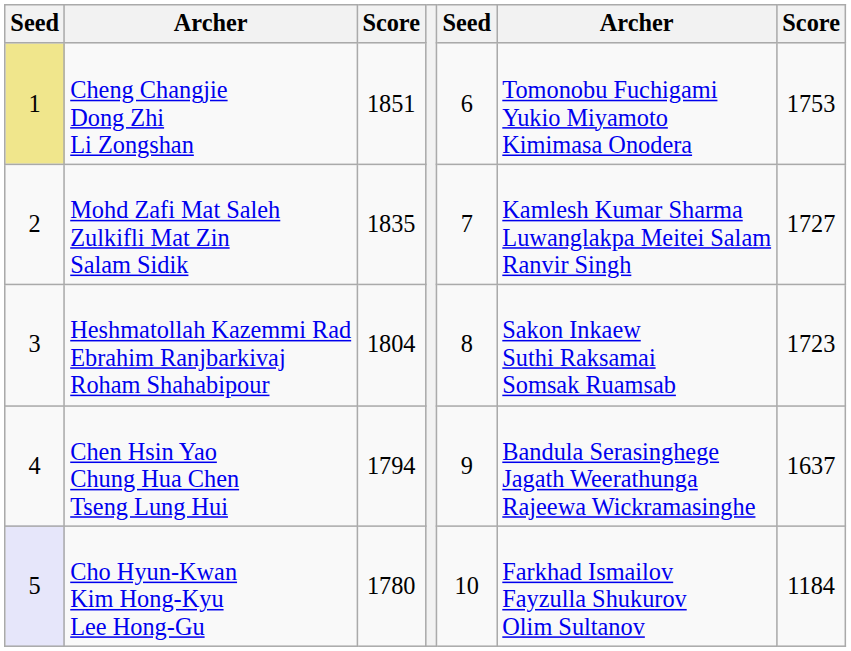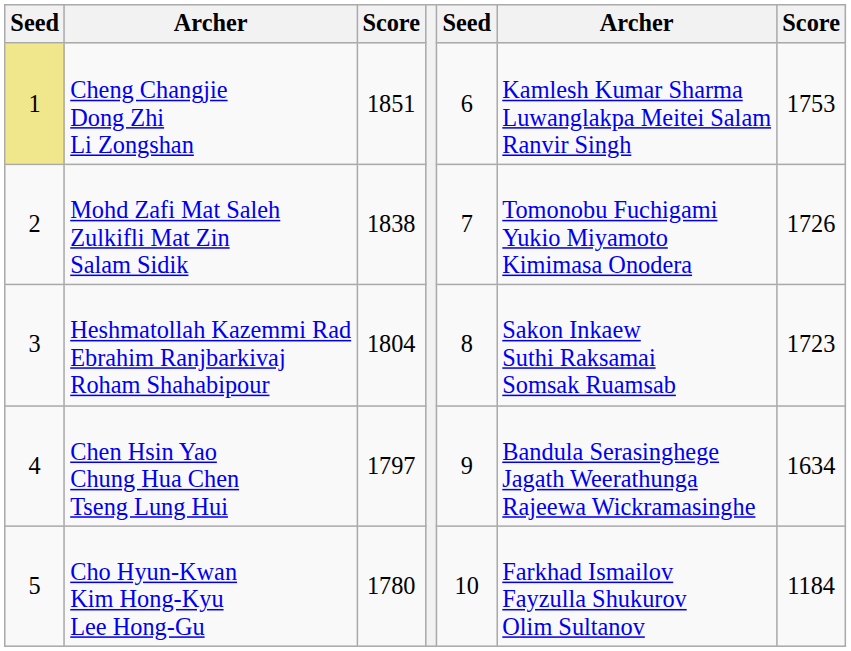(610, 117) Tomonobu Fuchigami Yukio Miyamoto Kimimasa Onodera -> (637, 117) Kamlesh Kumar Sharma Luwanglakpa Meitei Salam Ranvir Singh
(391, 224) 1835 -> (391, 224) 1838
(637, 237) Kamlesh Kumar Sharma Luwanglakpa Meitei Salam Ranvir Singh -> (610, 237) Tomonobu Fuchigami Yukio Miyamoto Kimimasa Onodera
(811, 224) 1727 -> (811, 224) 1726
(391, 465) 1794 -> (391, 465) 1797
(811, 465) 1637 -> (811, 465) 1634
(35, 585) lavender background -> (35, 585) no background
